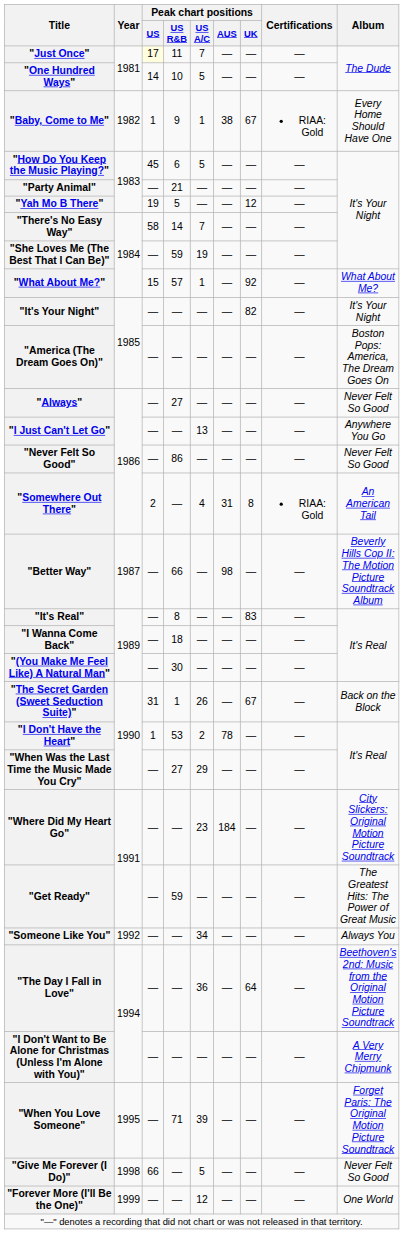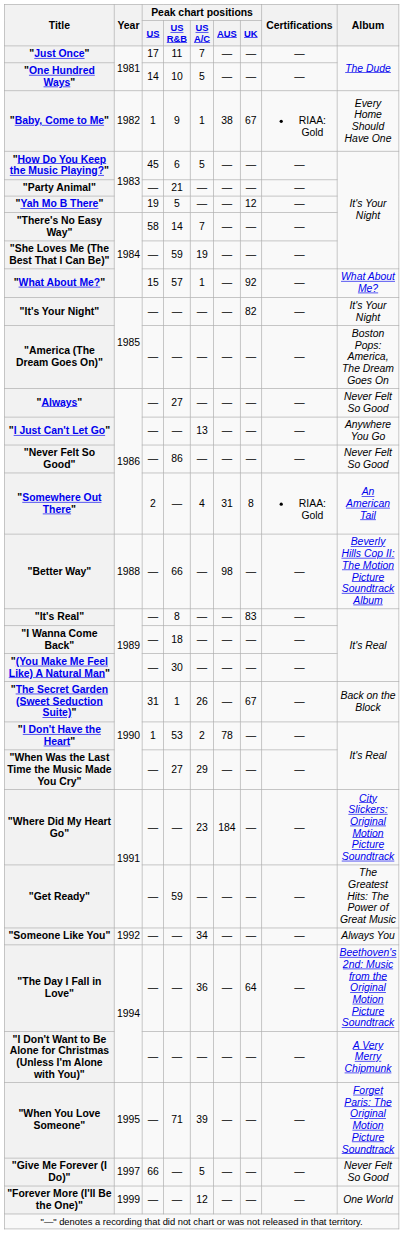(153, 54) lightyellow background -> (153, 54) no background
(128, 571) 1987 -> (128, 571) 1988
(128, 1172) 1998 -> (128, 1172) 1997
